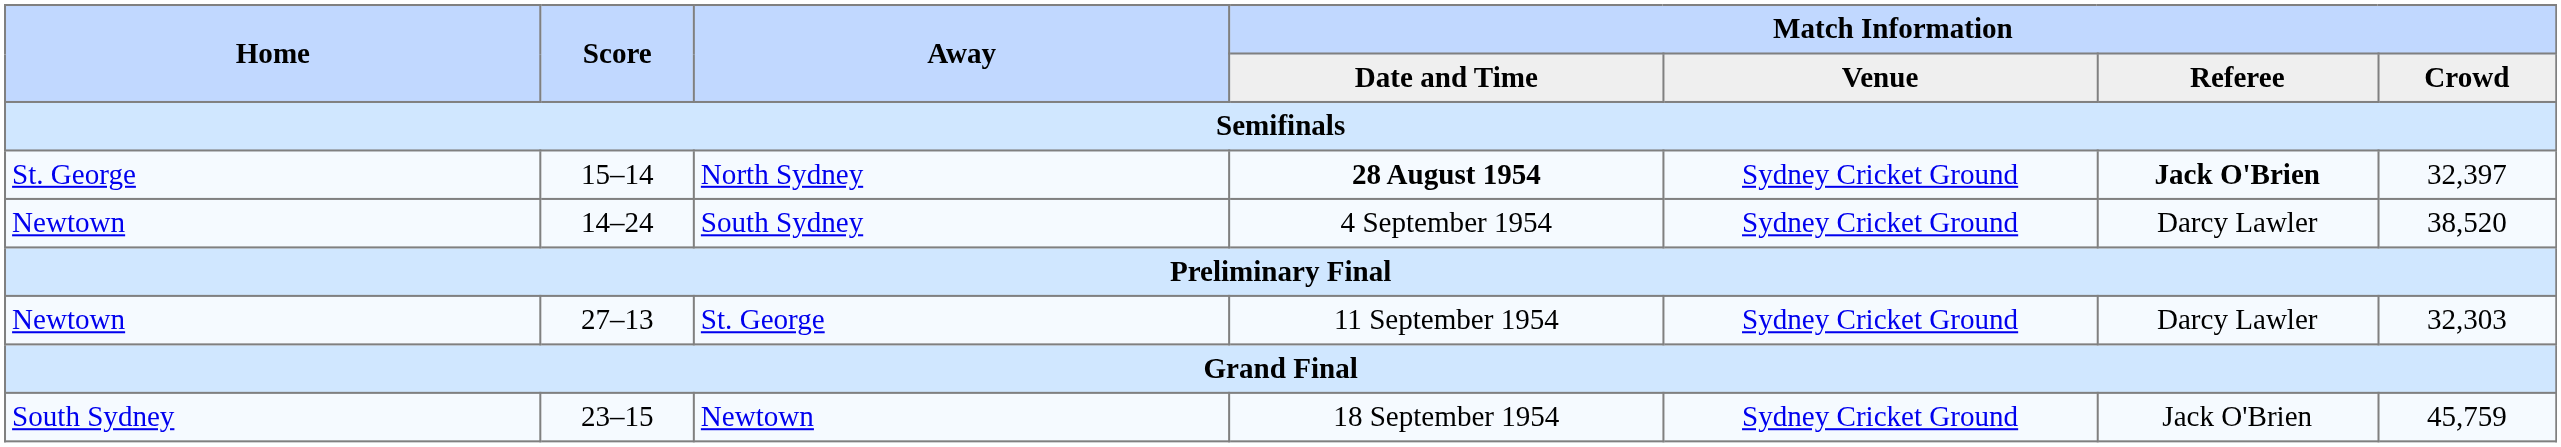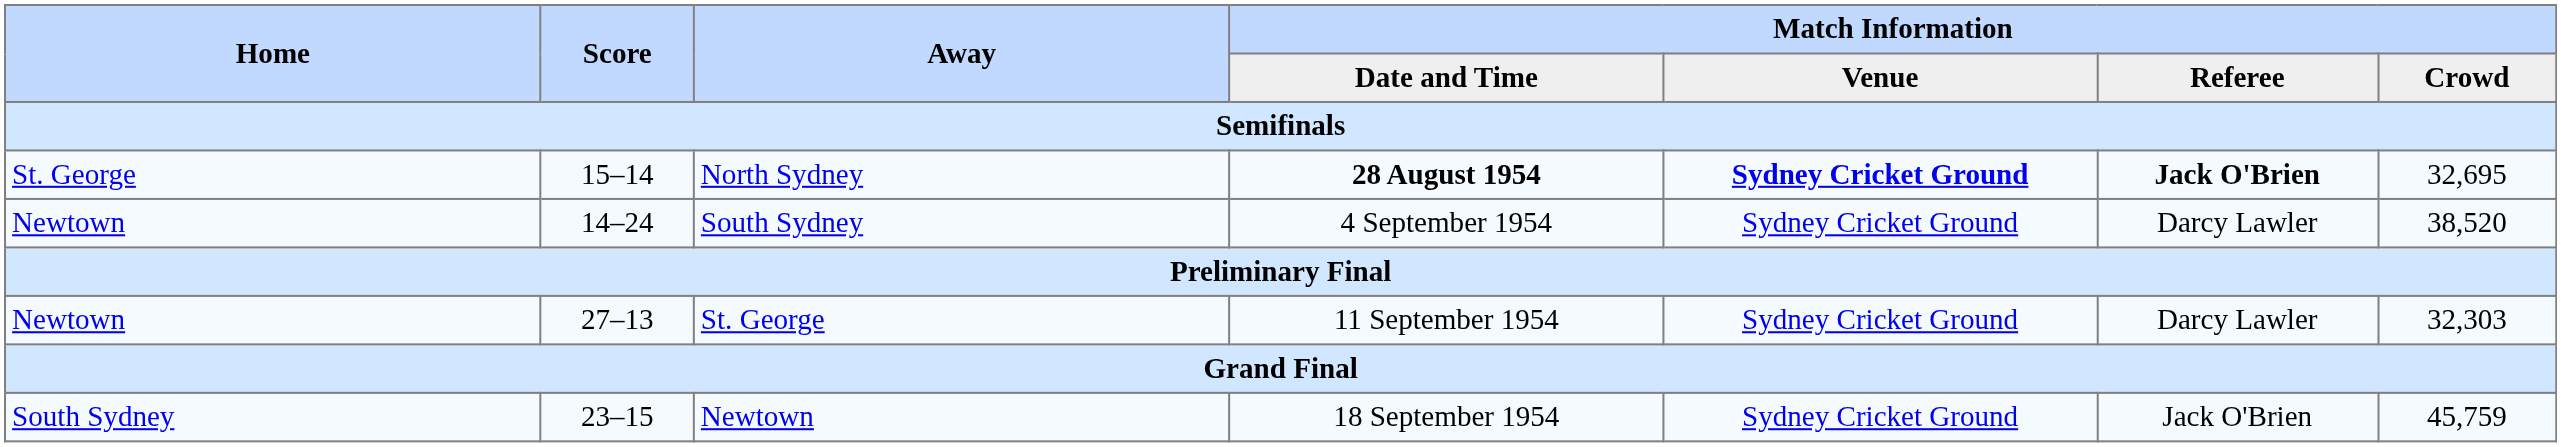(1880, 174) normal -> (1880, 174) bold
(2467, 174) 32,397 -> (2467, 174) 32,695
